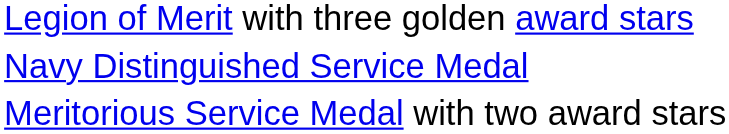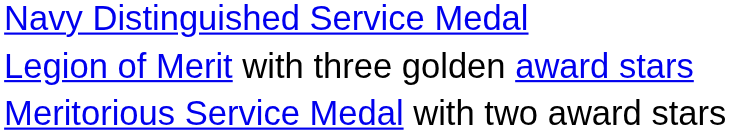rows swapped: (266, 66) <-> (349, 18)
